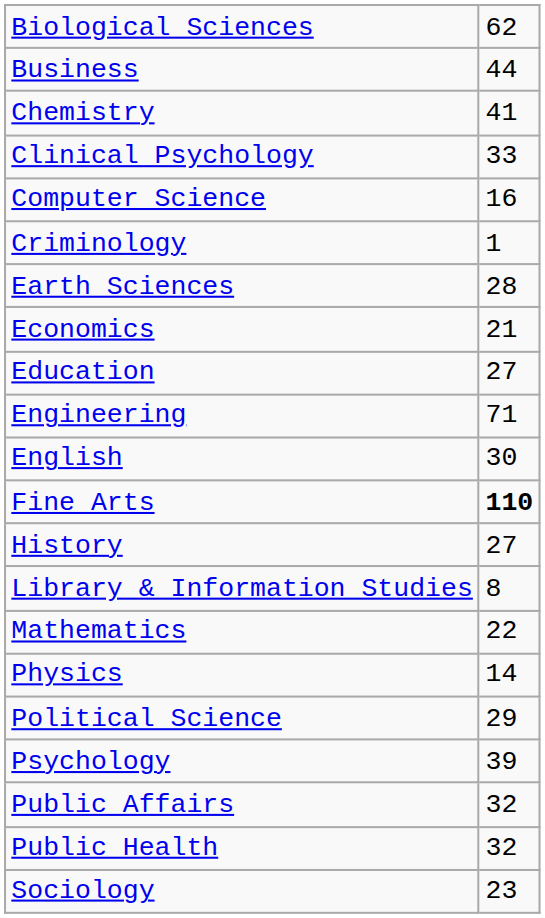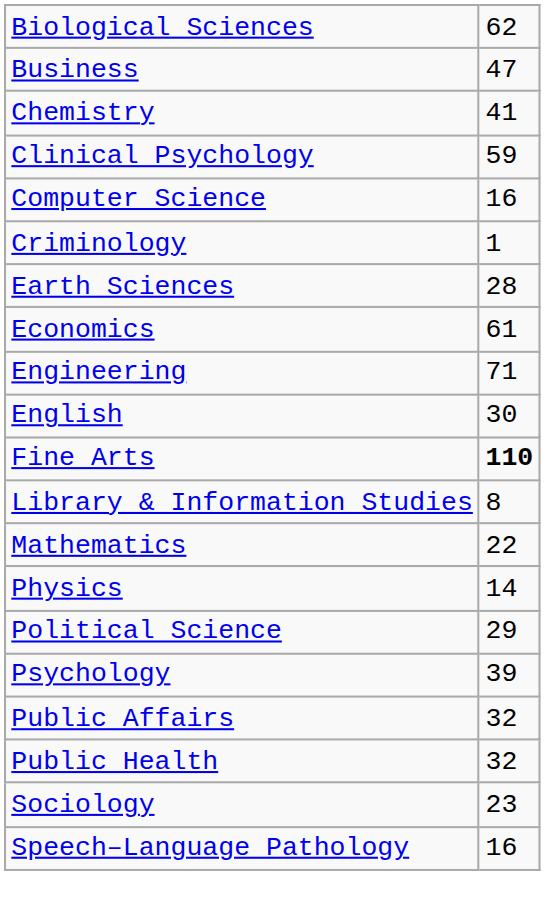(501, 70) 44 -> (501, 70) 47
(501, 156) 33 -> (501, 156) 59
(501, 329) 21 -> (501, 329) 61
- row: (83, 372)
- row: (67, 545)
+ row: (210, 848)
